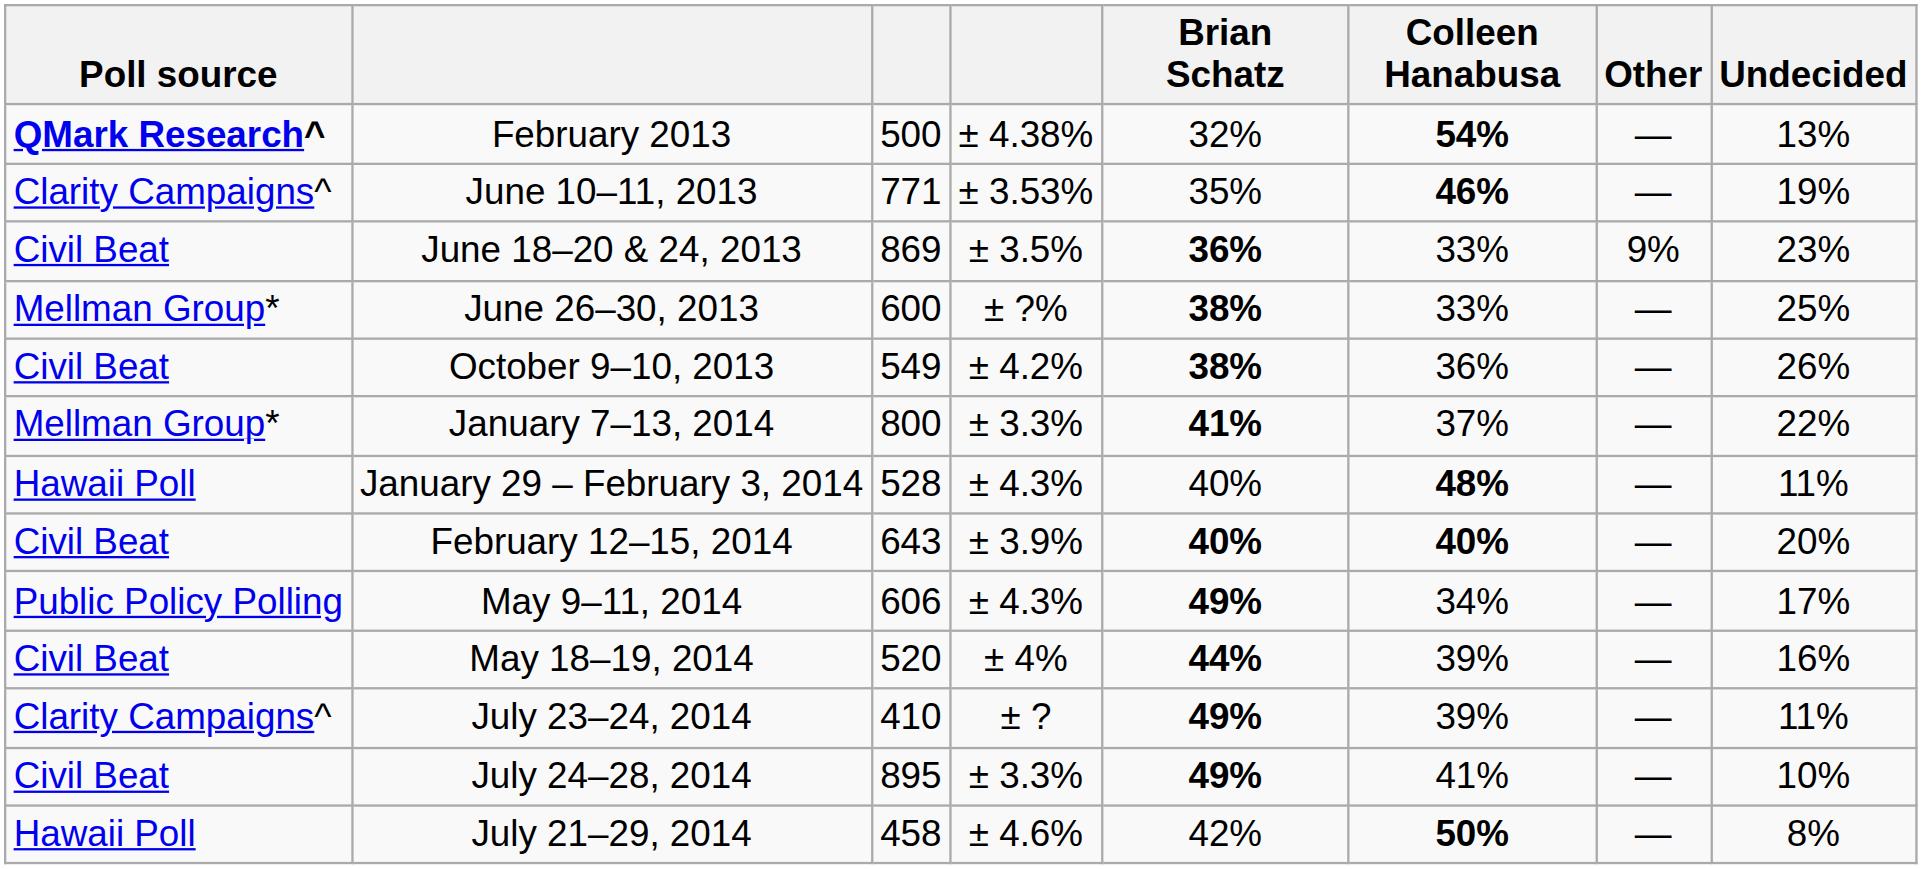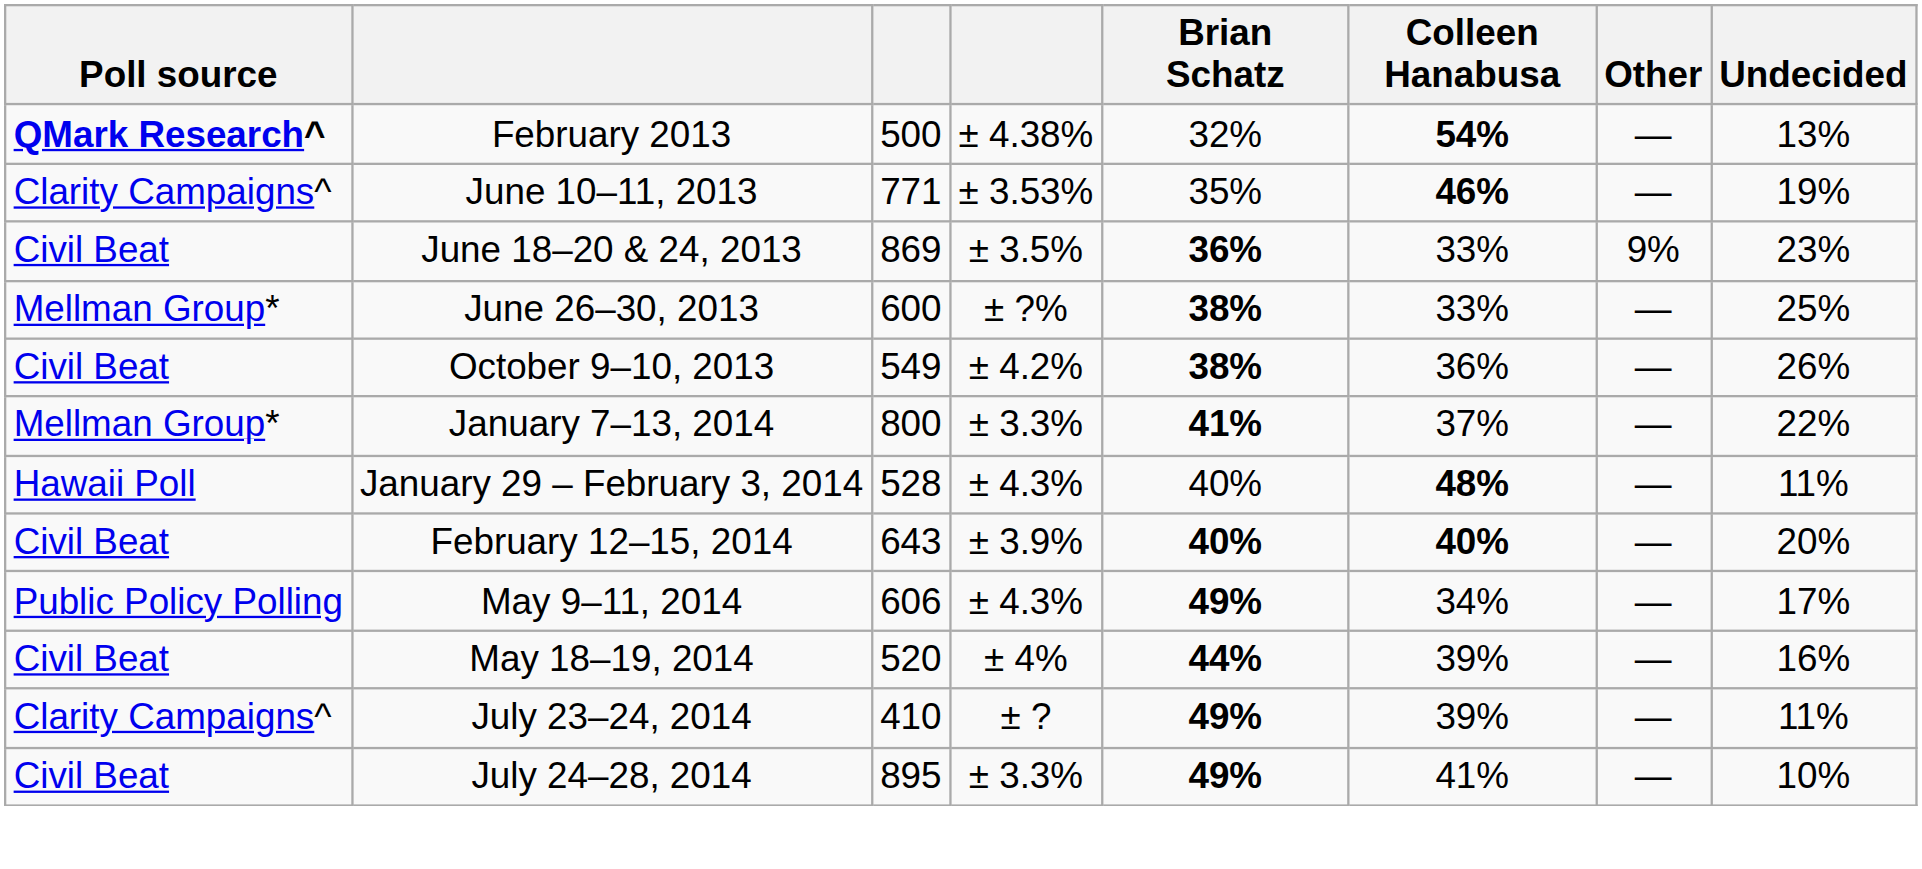- row: (612, 833)
